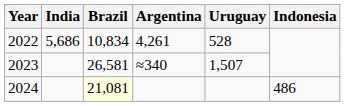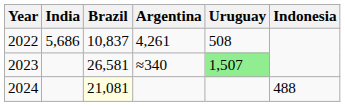(108, 40) 10,834 -> (108, 40) 10,837
(220, 40) 528 -> (220, 40) 508
(226, 64) no background -> (226, 64) lightgreen background
(285, 88) 486 -> (285, 88) 488
